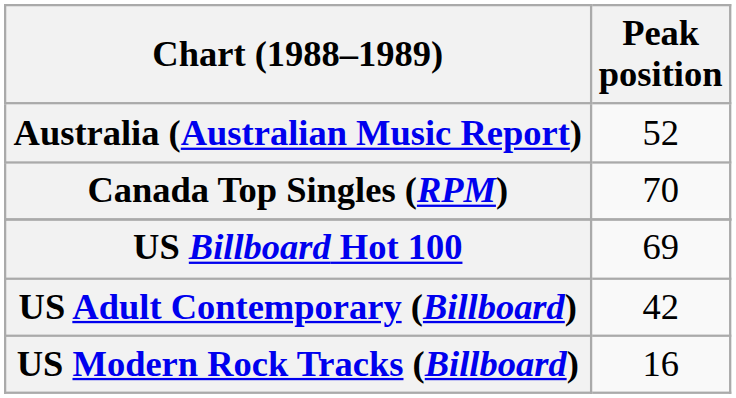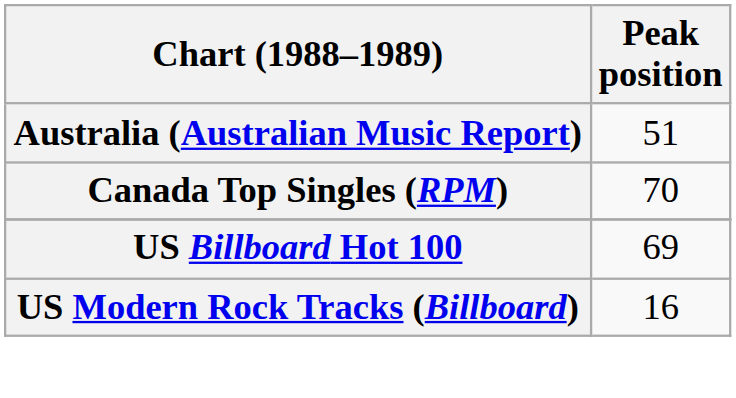(661, 132) 52 -> (661, 132) 51
- row: (298, 305)
